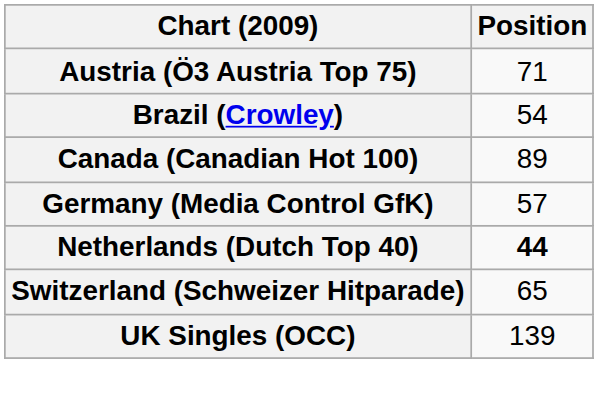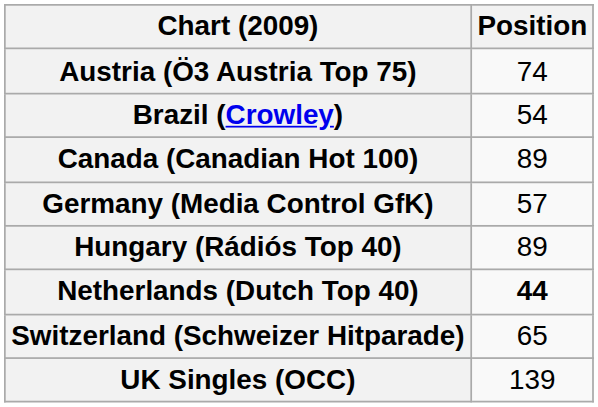(532, 70) 71 -> (532, 70) 74
+ row: (238, 247)
